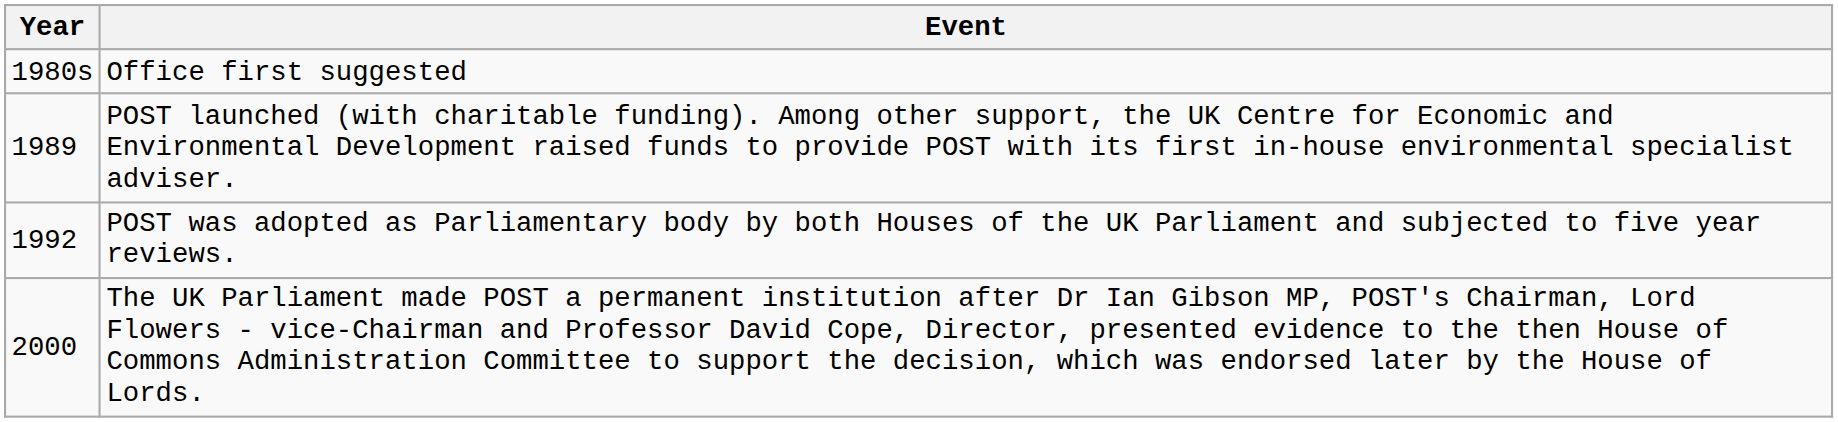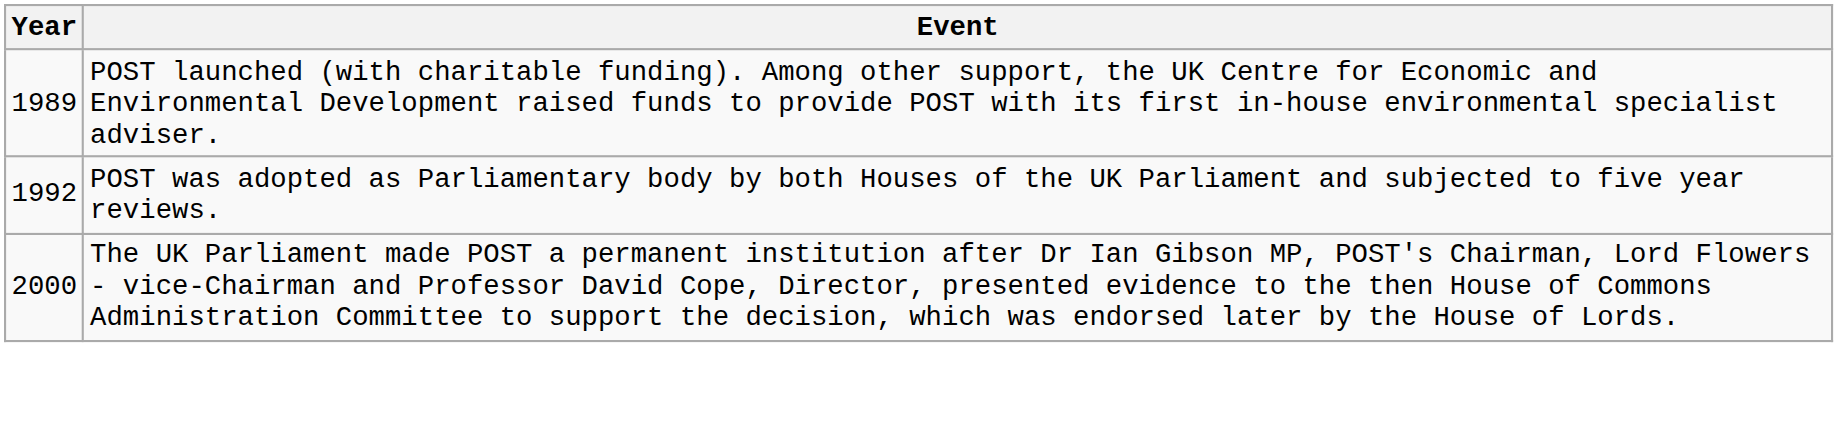- row: (287, 72)
